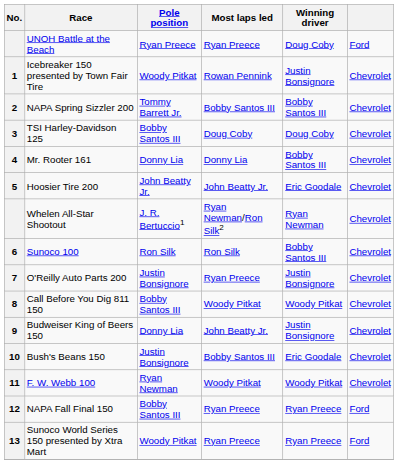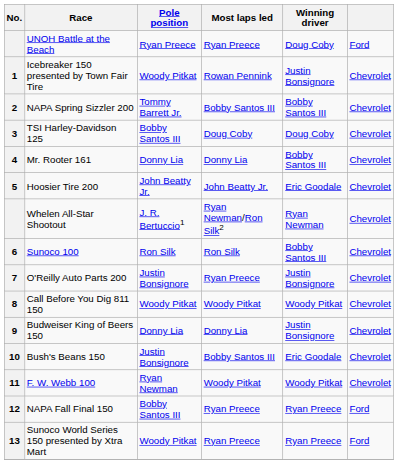(160, 304) Bobby Santos III -> (168, 304) Woody Pitkat
(236, 330) John Beatty Jr. -> (226, 330) Donny Lia
